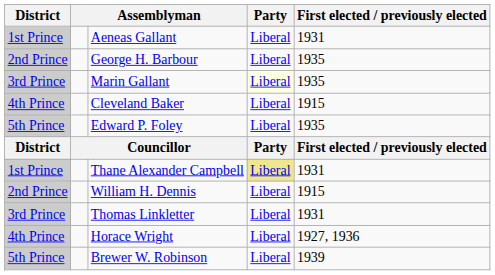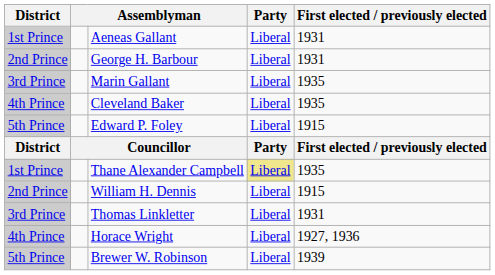(311, 59) 1935 -> (311, 59) 1931
(270, 81) lightyellow background -> (270, 81) no background
(311, 103) 1915 -> (311, 103) 1935
(311, 125) 1935 -> (311, 125) 1915
(311, 170) 1931 -> (311, 170) 1935
